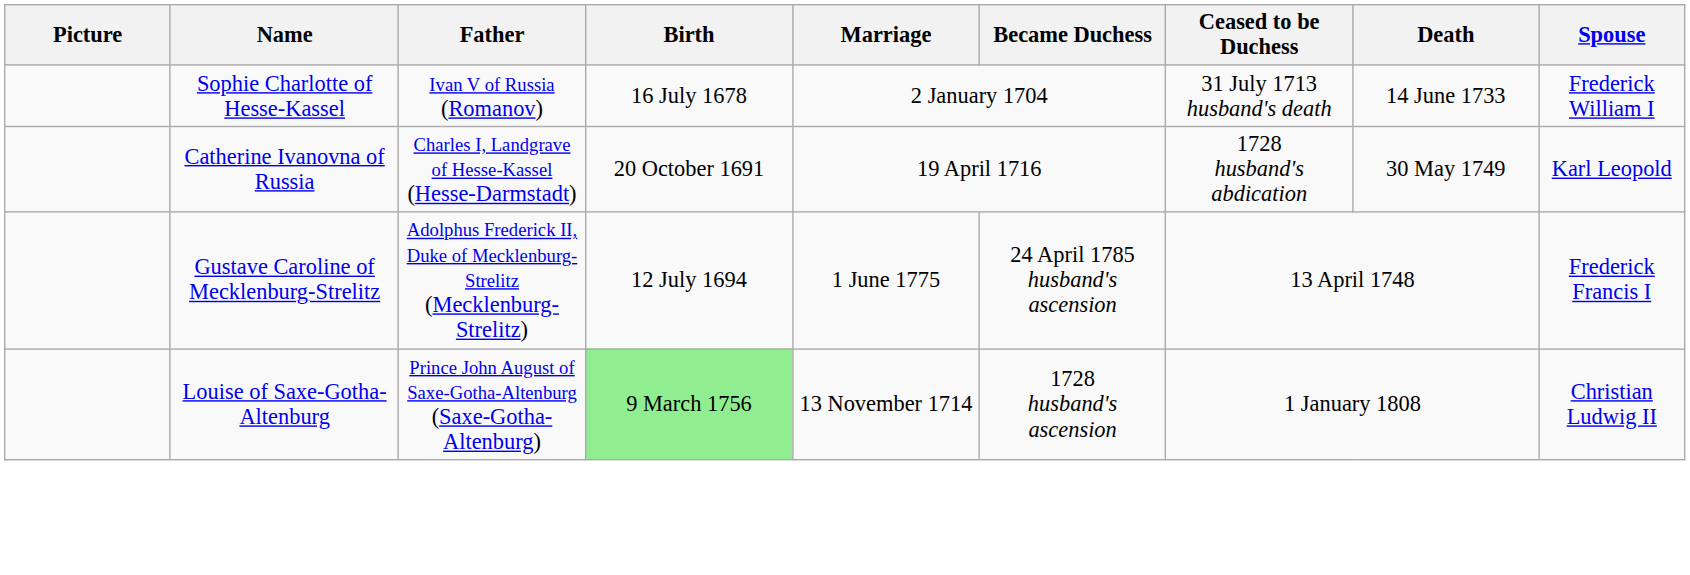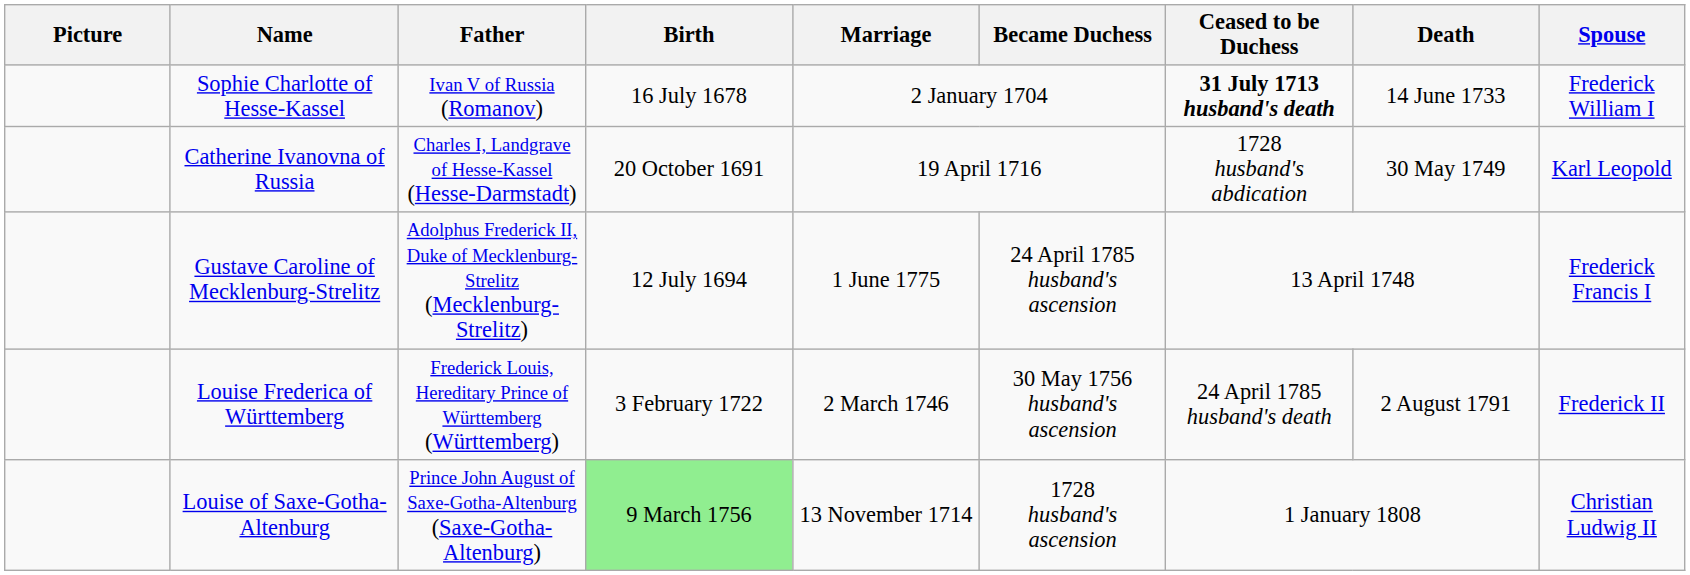(1259, 95) normal -> (1259, 95) bold
+ row: (285, 403)
